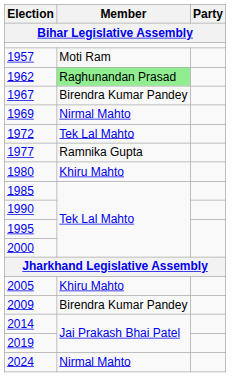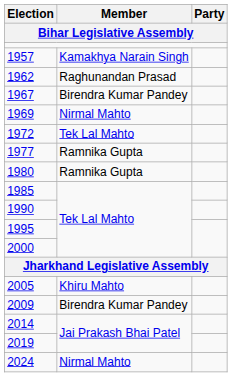(85, 57) Moti Ram -> (124, 57) Kamakhya Narain Singh
(118, 76) lightgreen background -> (118, 76) no background
(92, 171) Khiru Mahto -> (101, 171) Ramnika Gupta
